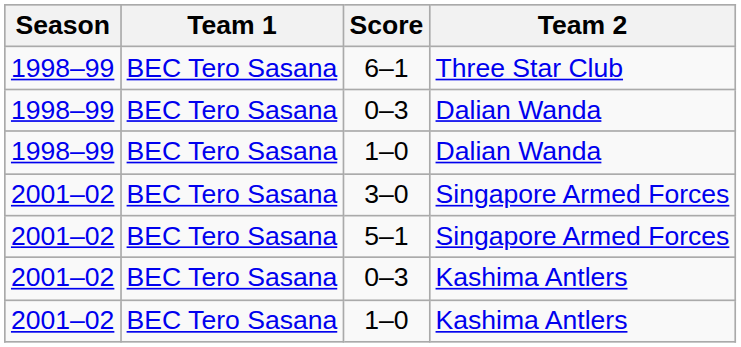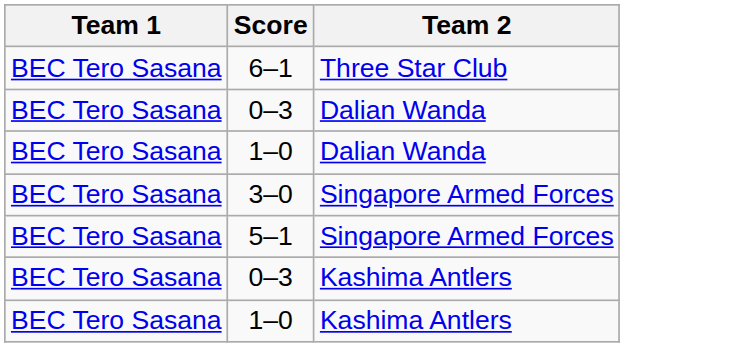- column: (63, 25)
